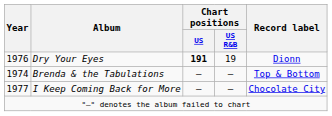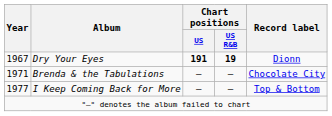(17, 59) 1976 -> (17, 59) 1967
(230, 59) normal -> (230, 59) bold
(17, 74) 1974 -> (17, 74) 1971
(287, 74) Top & Bottom -> (287, 74) Chocolate City
(287, 89) Chocolate City -> (287, 89) Top & Bottom
